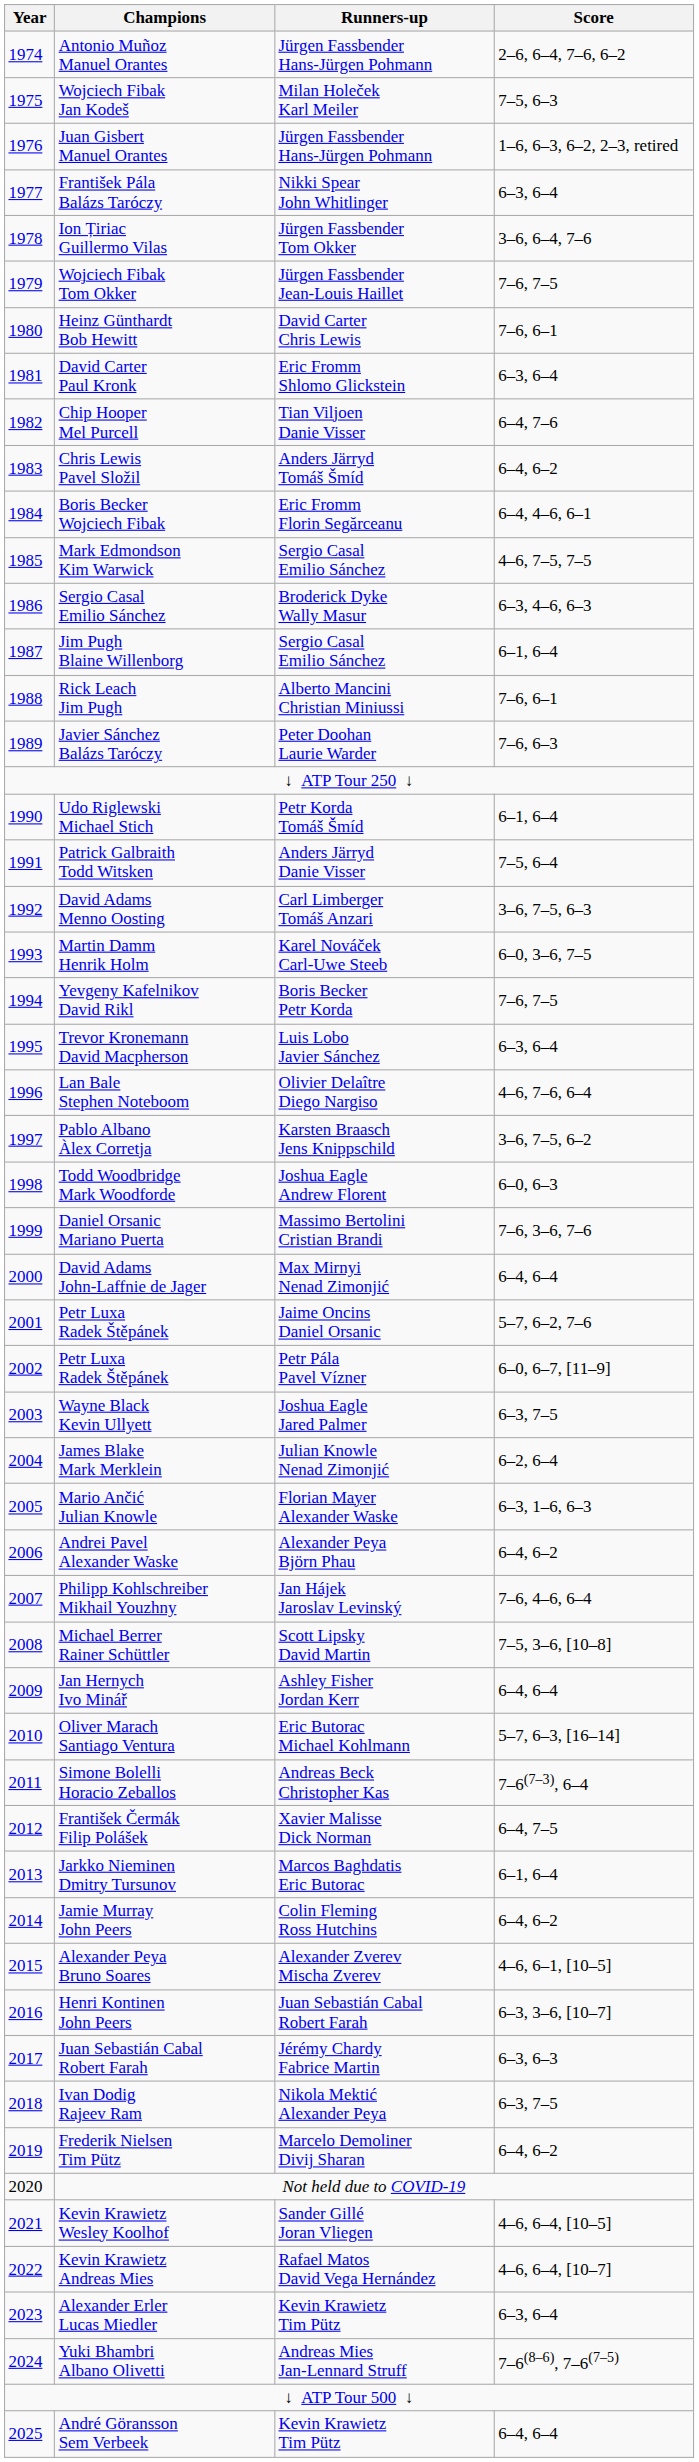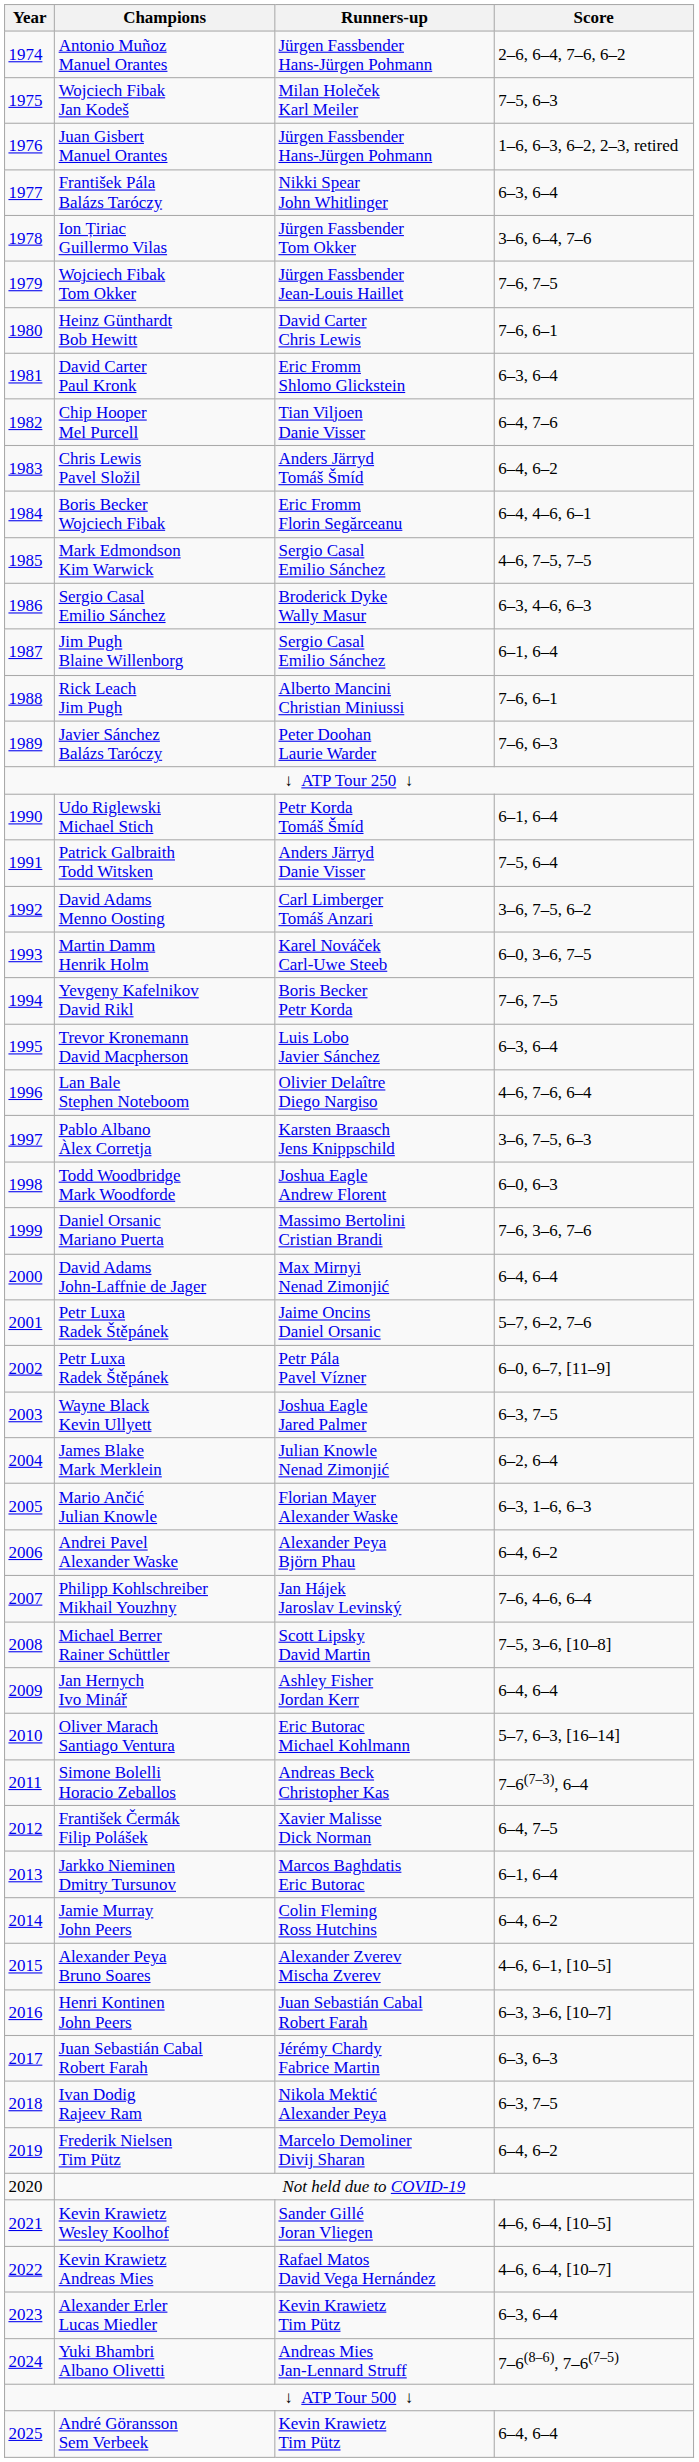(545, 908) 3–6, 7–5, 6–3 -> (545, 908) 3–6, 7–5, 6–2
(545, 1138) 3–6, 7–5, 6–2 -> (545, 1138) 3–6, 7–5, 6–3
